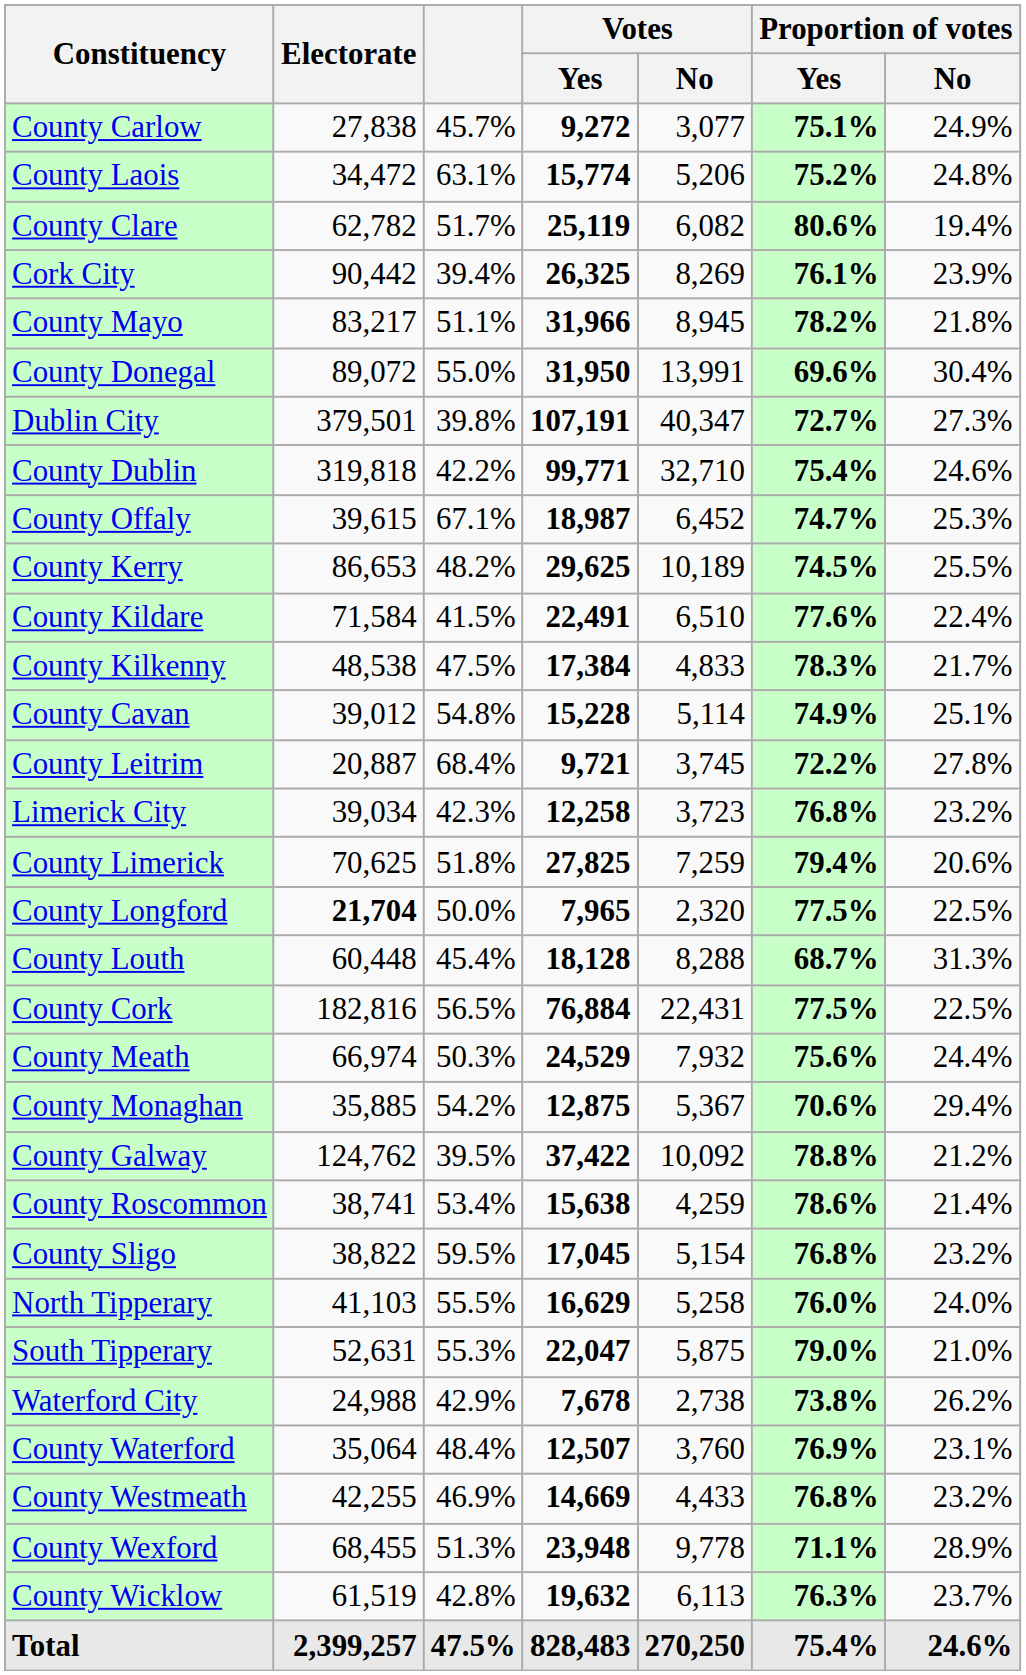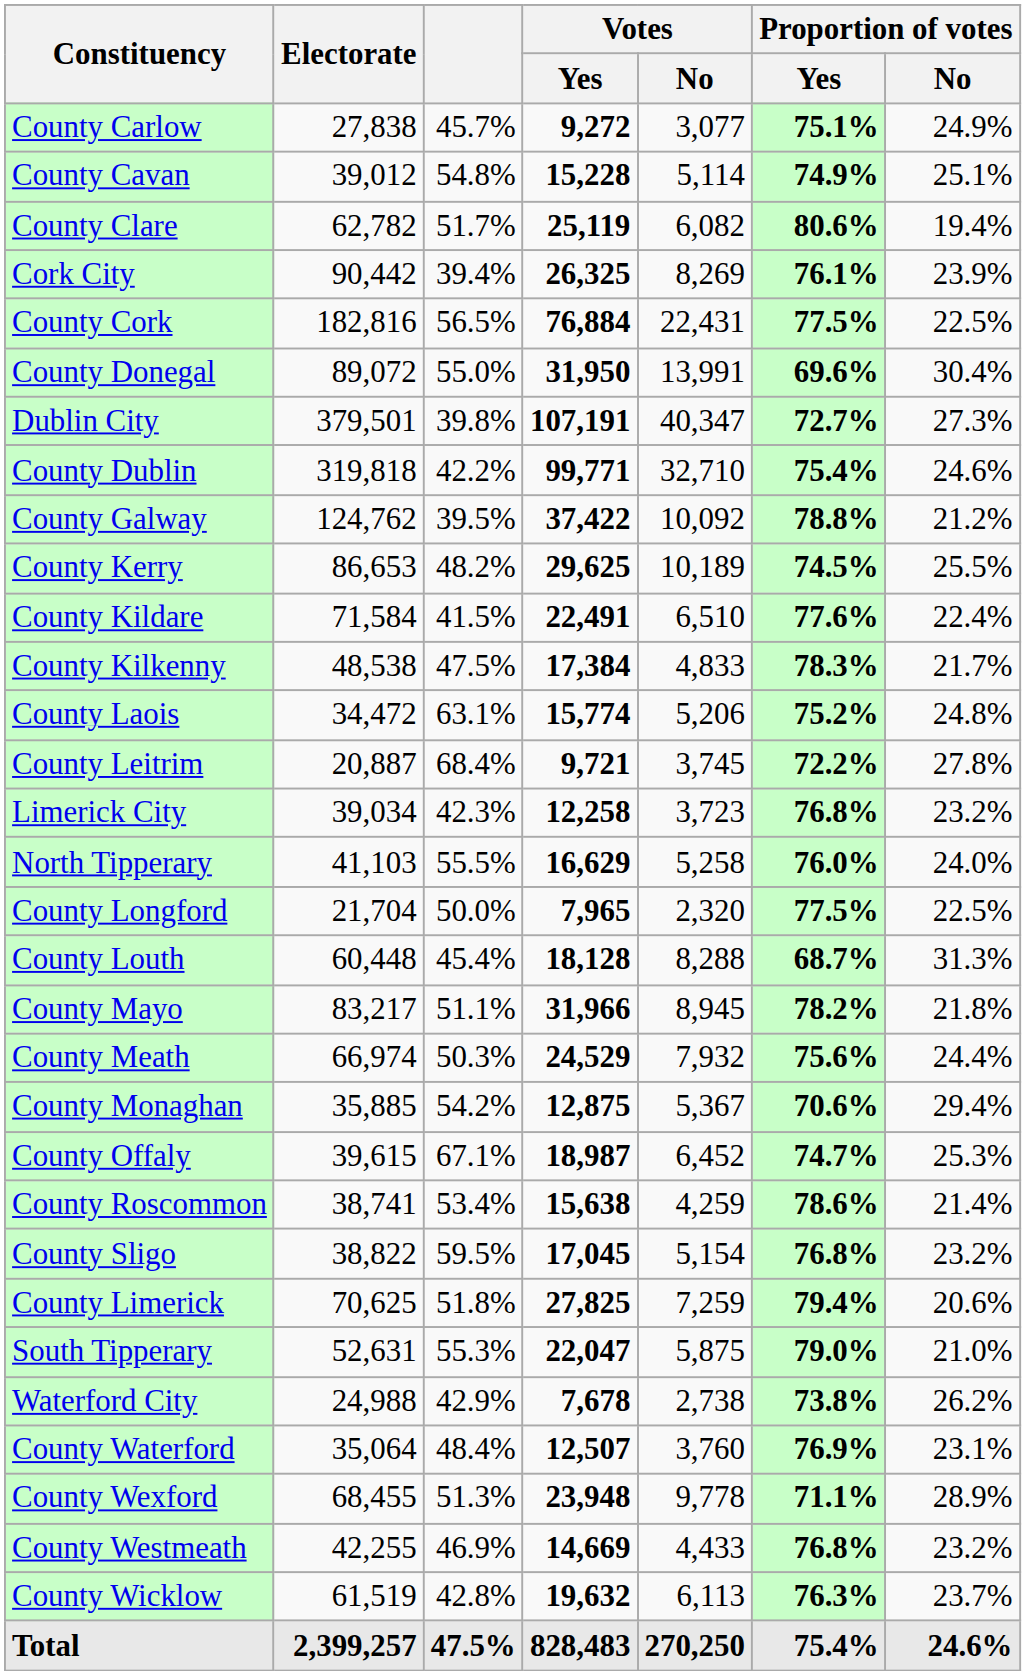rows swapped: (101, 714) <-> (96, 175)
rows swapped: (92, 1008) <-> (97, 322)
rows swapped: (109, 1155) <-> (101, 518)
rows swapped: (118, 861) <-> (112, 1302)
(374, 910) bold -> (374, 910) normal
rows swapped: (129, 1498) <-> (115, 1547)
